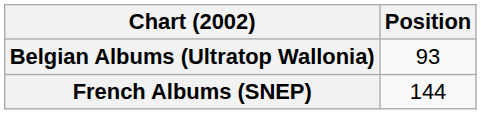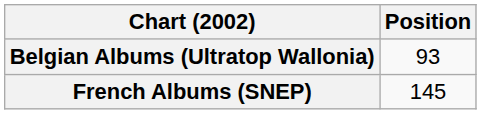(428, 91) 144 -> (428, 91) 145
